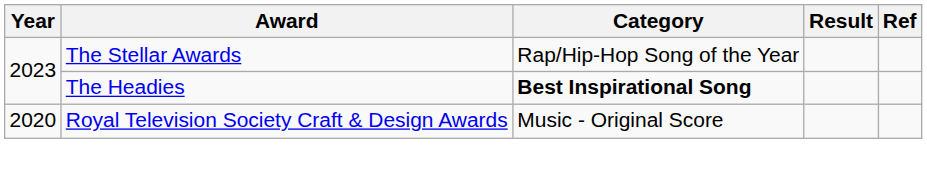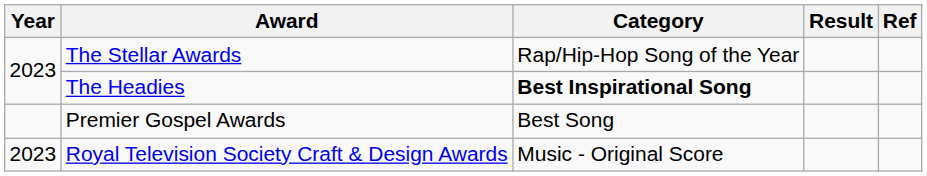+ row: (176, 120)
(33, 120) 2020 -> (33, 154) 2023
